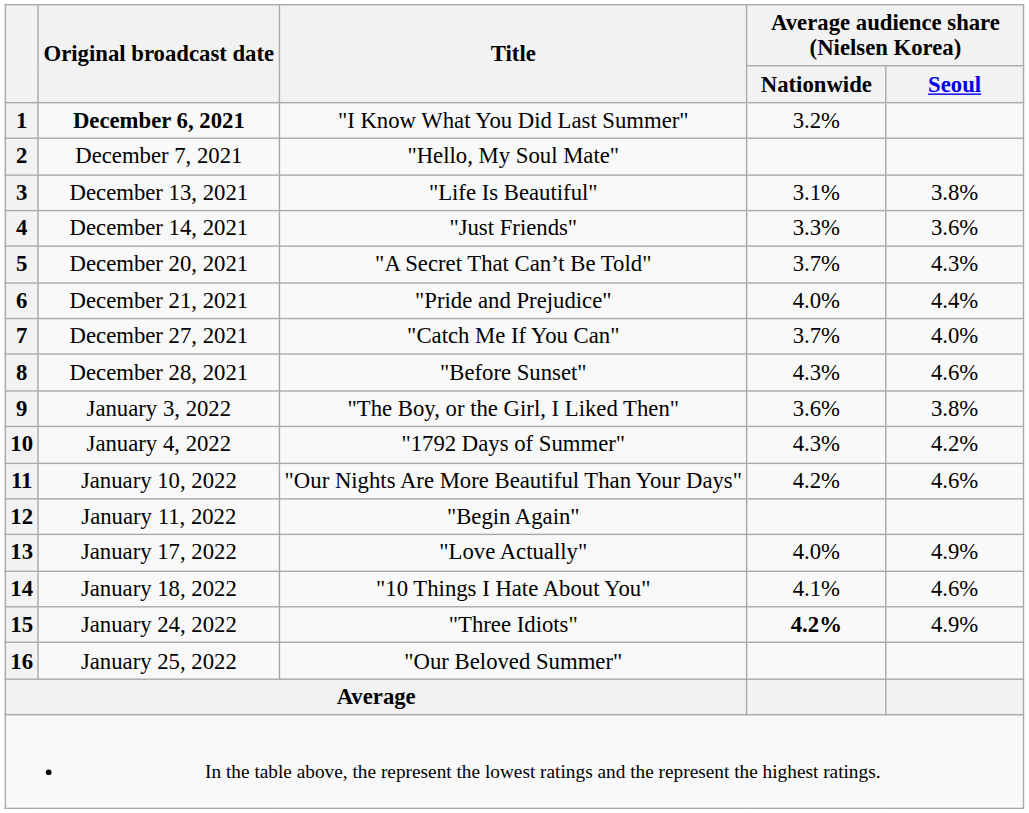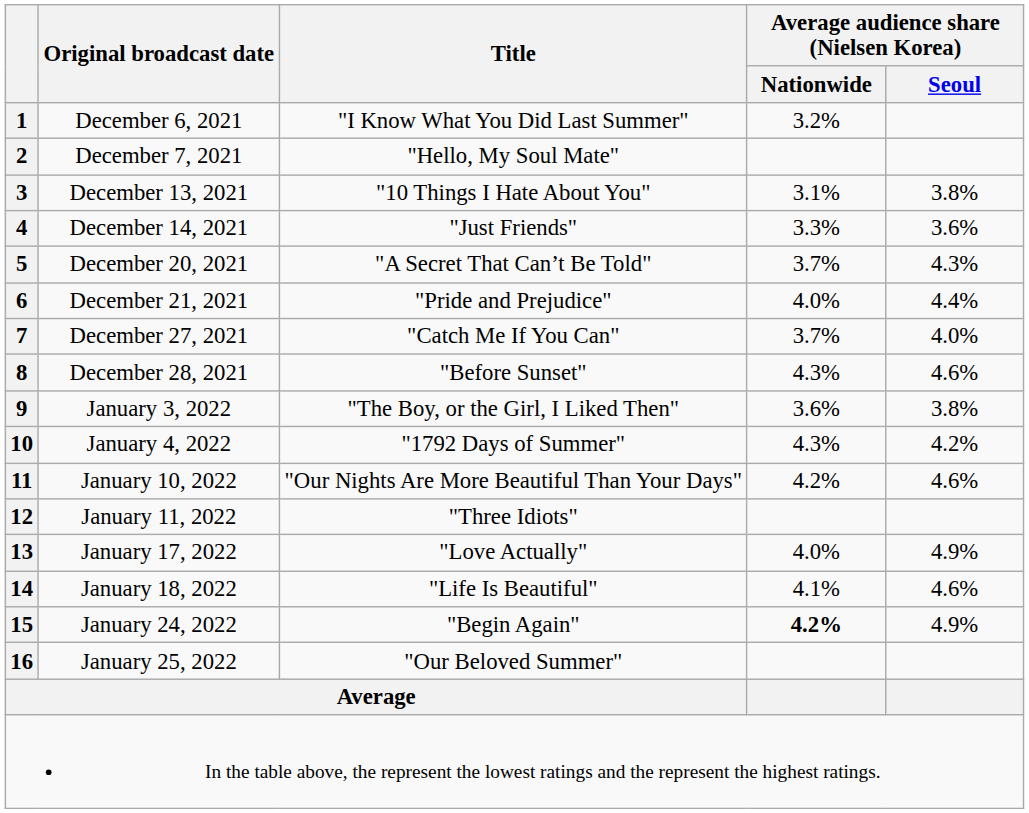(159, 120) bold -> (159, 120) normal
(513, 192) "Life Is Beautiful" -> (513, 192) "10 Things I Hate About You"
(513, 516) "Begin Again" -> (513, 516) "Three Idiots"
(513, 588) "10 Things I Hate About You" -> (513, 588) "Life Is Beautiful"
(513, 624) "Three Idiots" -> (513, 624) "Begin Again"
